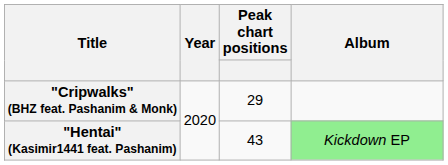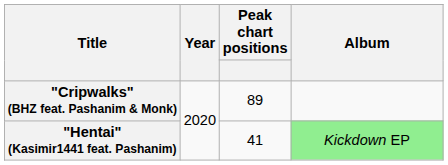(255, 100) 29 -> (255, 100) 89
(255, 140) 43 -> (255, 140) 41
